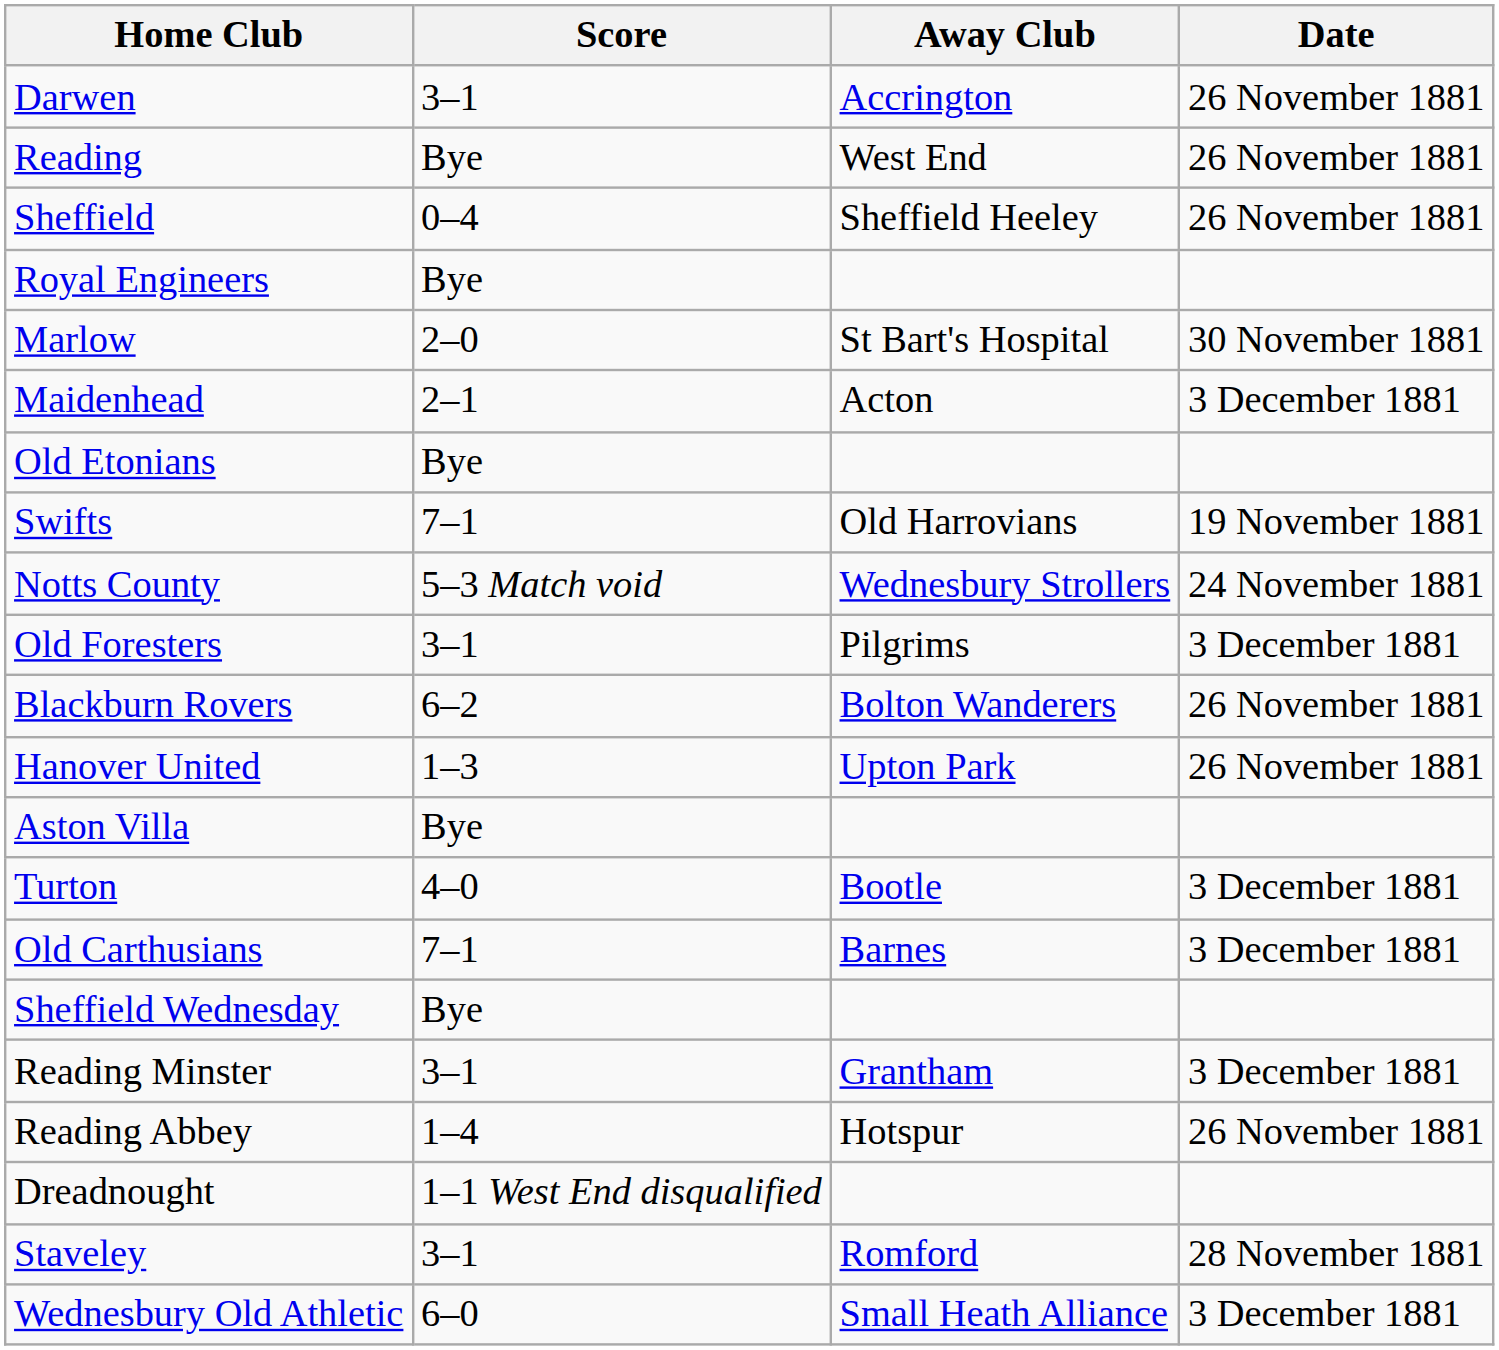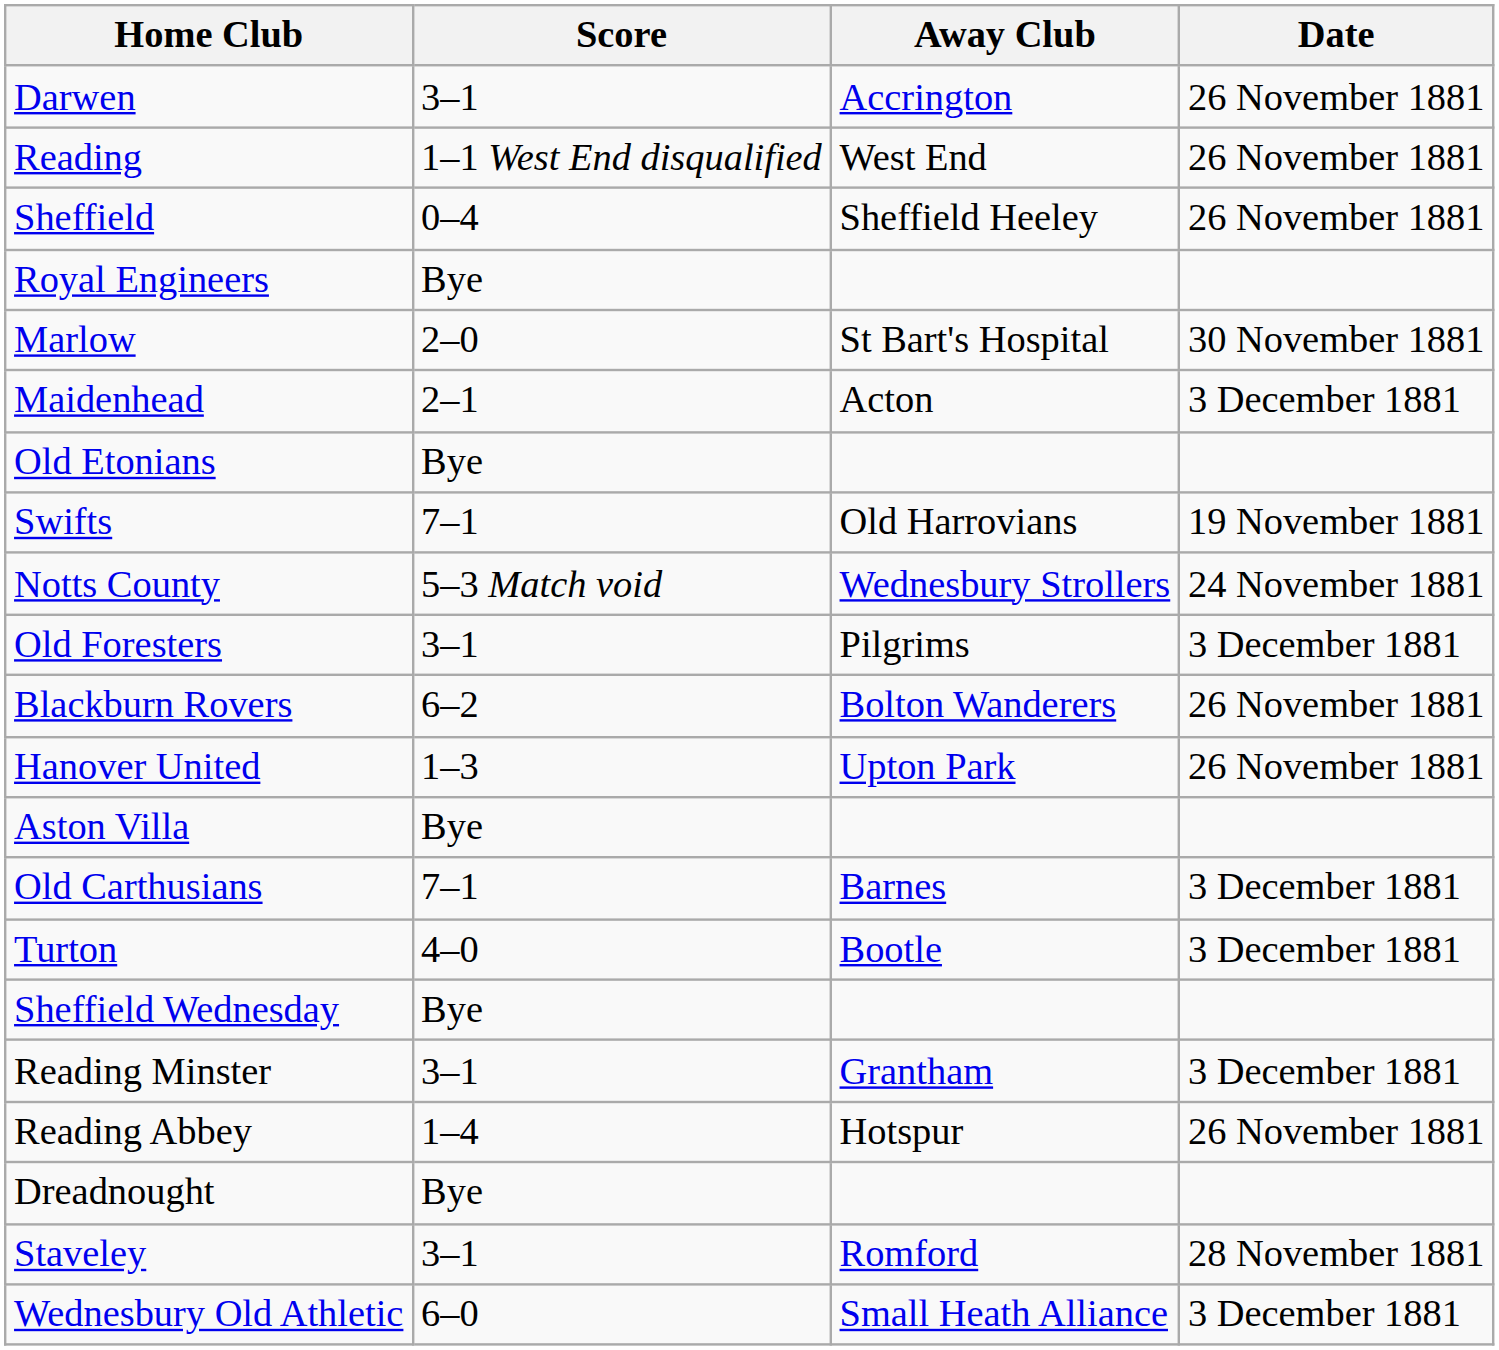(452, 156) Bye -> (621, 156) 1–1 West End disqualified
rows swapped: (66, 887) <-> (138, 948)
(621, 1192) 1–1 West End disqualified -> (452, 1192) Bye
